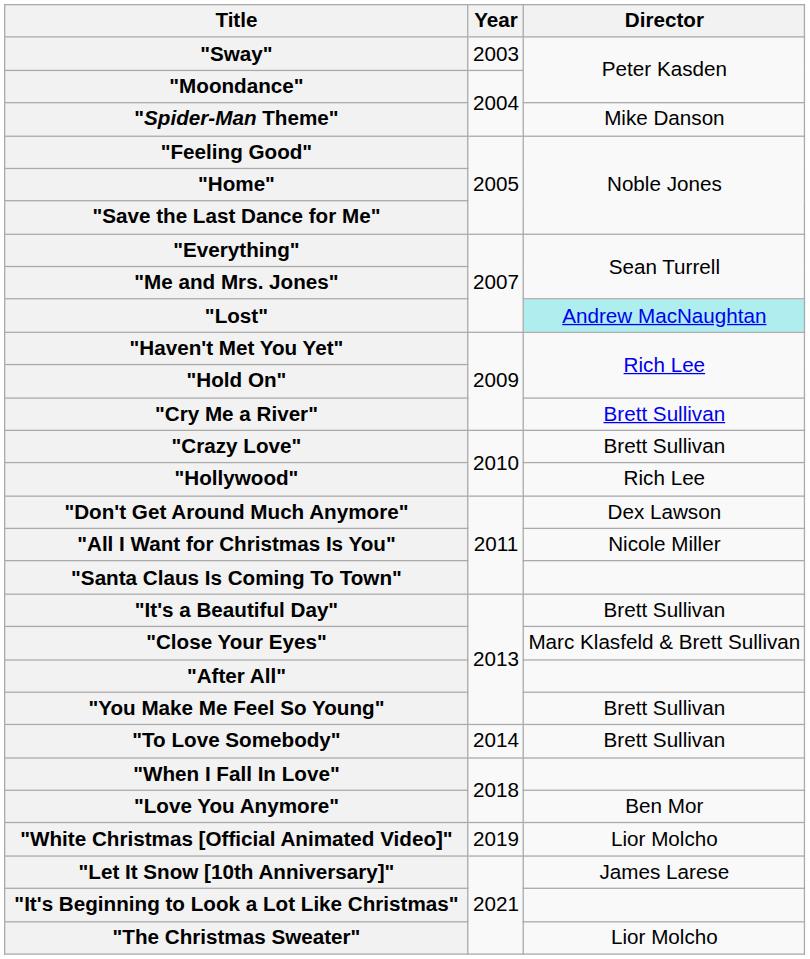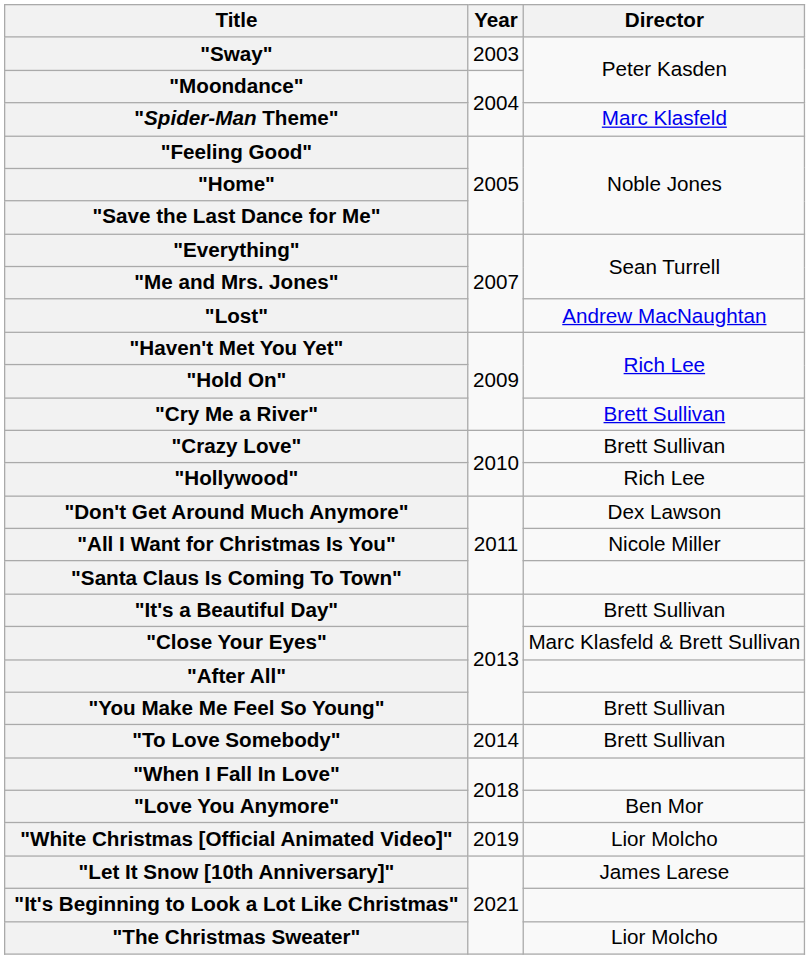(664, 119) Mike Danson -> (664, 119) Marc Klasfeld
(664, 315) paleturquoise background -> (664, 315) no background
